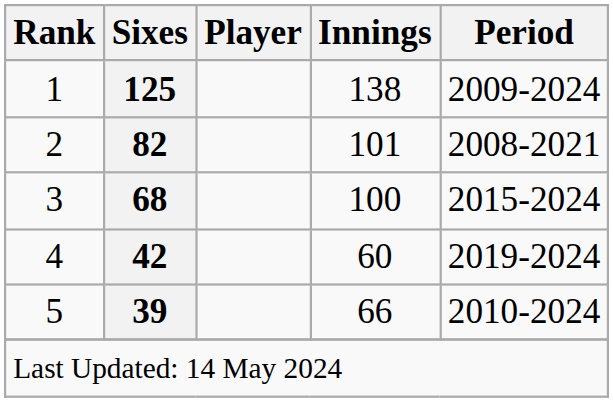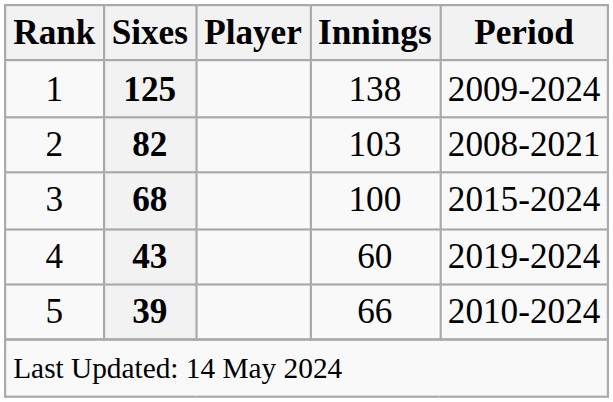(375, 144) 101 -> (375, 144) 103
(150, 255) 42 -> (150, 255) 43
